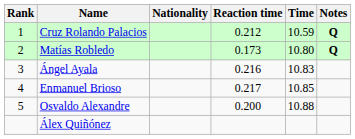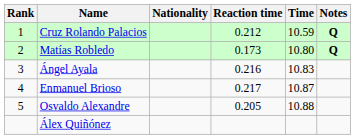(301, 87) 10.85 -> (301, 87) 10.87
(248, 106) 0.200 -> (248, 106) 0.205
